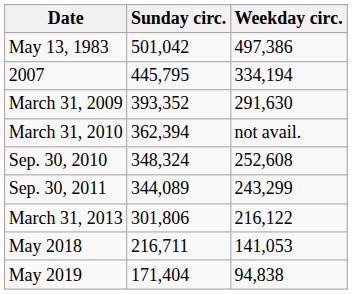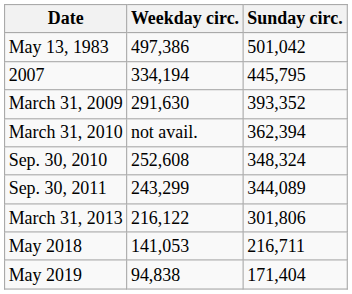columns swapped: (289, 18) <-> (179, 18)
